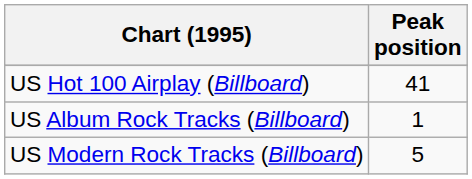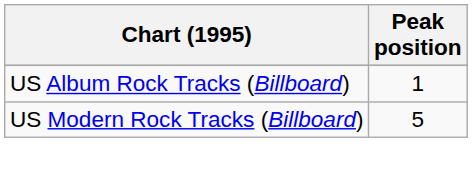- row: (160, 83)
